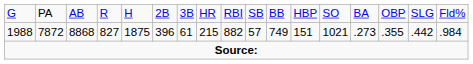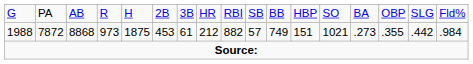(109, 31) 827 -> (109, 31) 973
(165, 31) 396 -> (165, 31) 453
(209, 31) 215 -> (209, 31) 212
